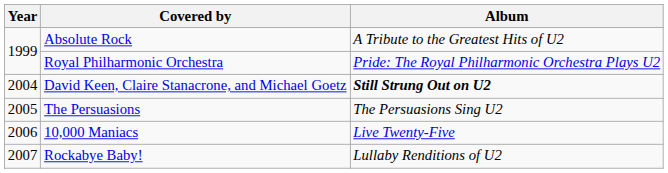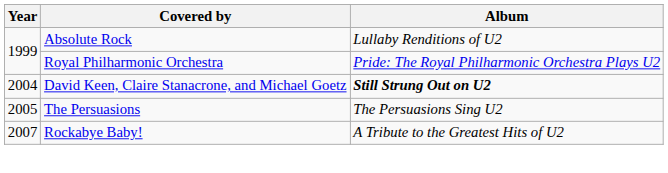(459, 39) A Tribute to the Greatest Hits of U2 -> (428, 39) Lullaby Renditions of U2
- row: (91, 132)
(428, 156) Lullaby Renditions of U2 -> (459, 132) A Tribute to the Greatest Hits of U2
